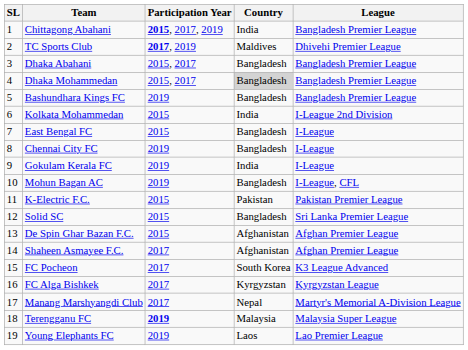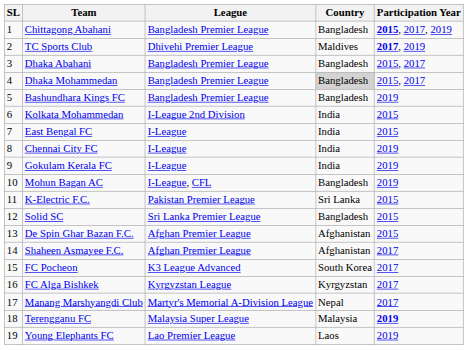columns swapped: (190, 13) <-> (378, 13)
(248, 30) India -> (343, 30) Bangladesh
(262, 132) Bangladesh -> (329, 132) India
(262, 149) Bangladesh -> (329, 149) India
(255, 200) Pakistan -> (339, 200) Sri Lanka
